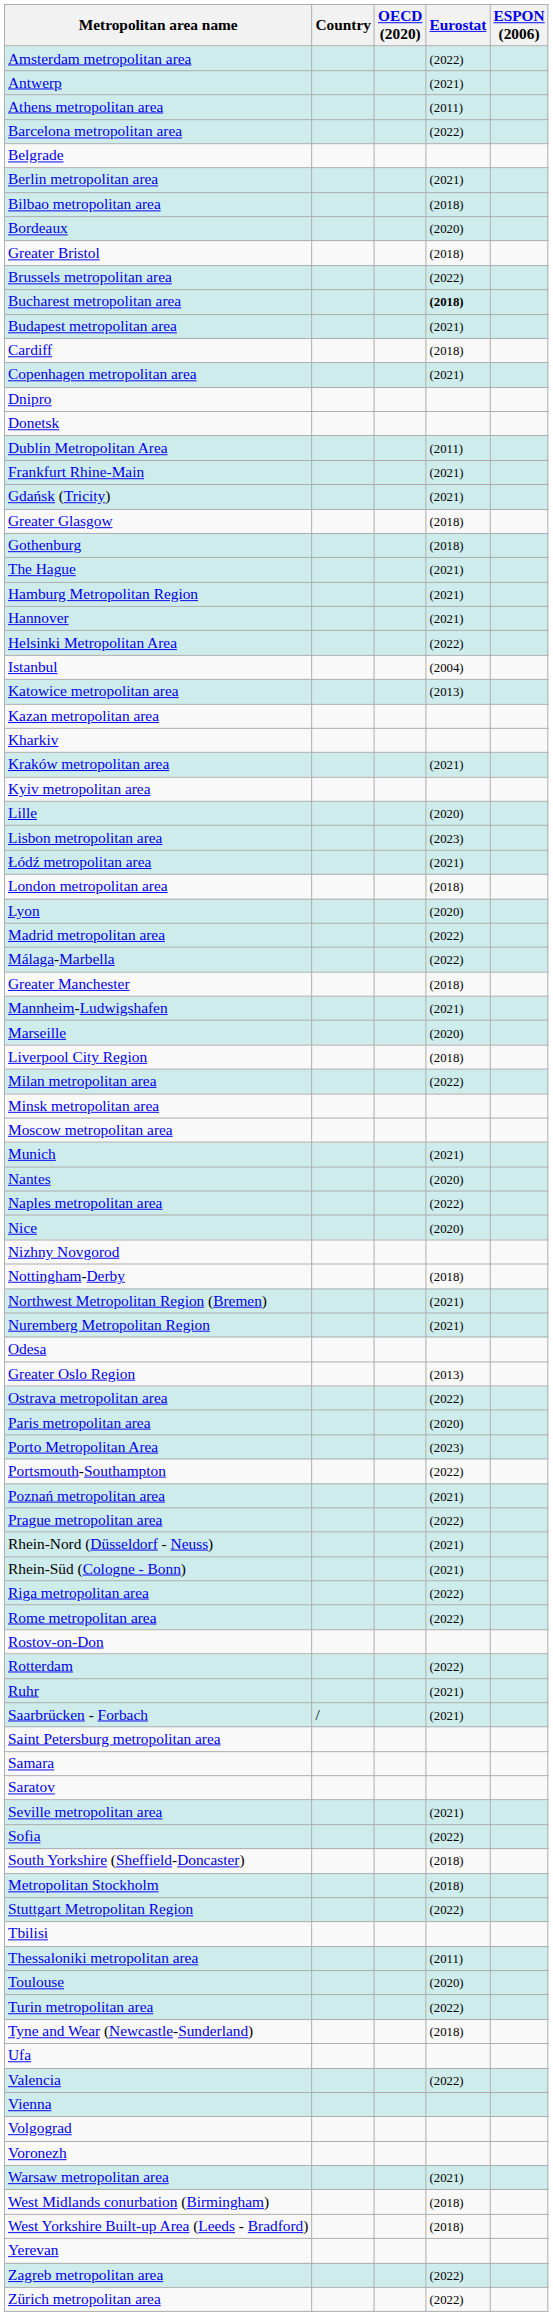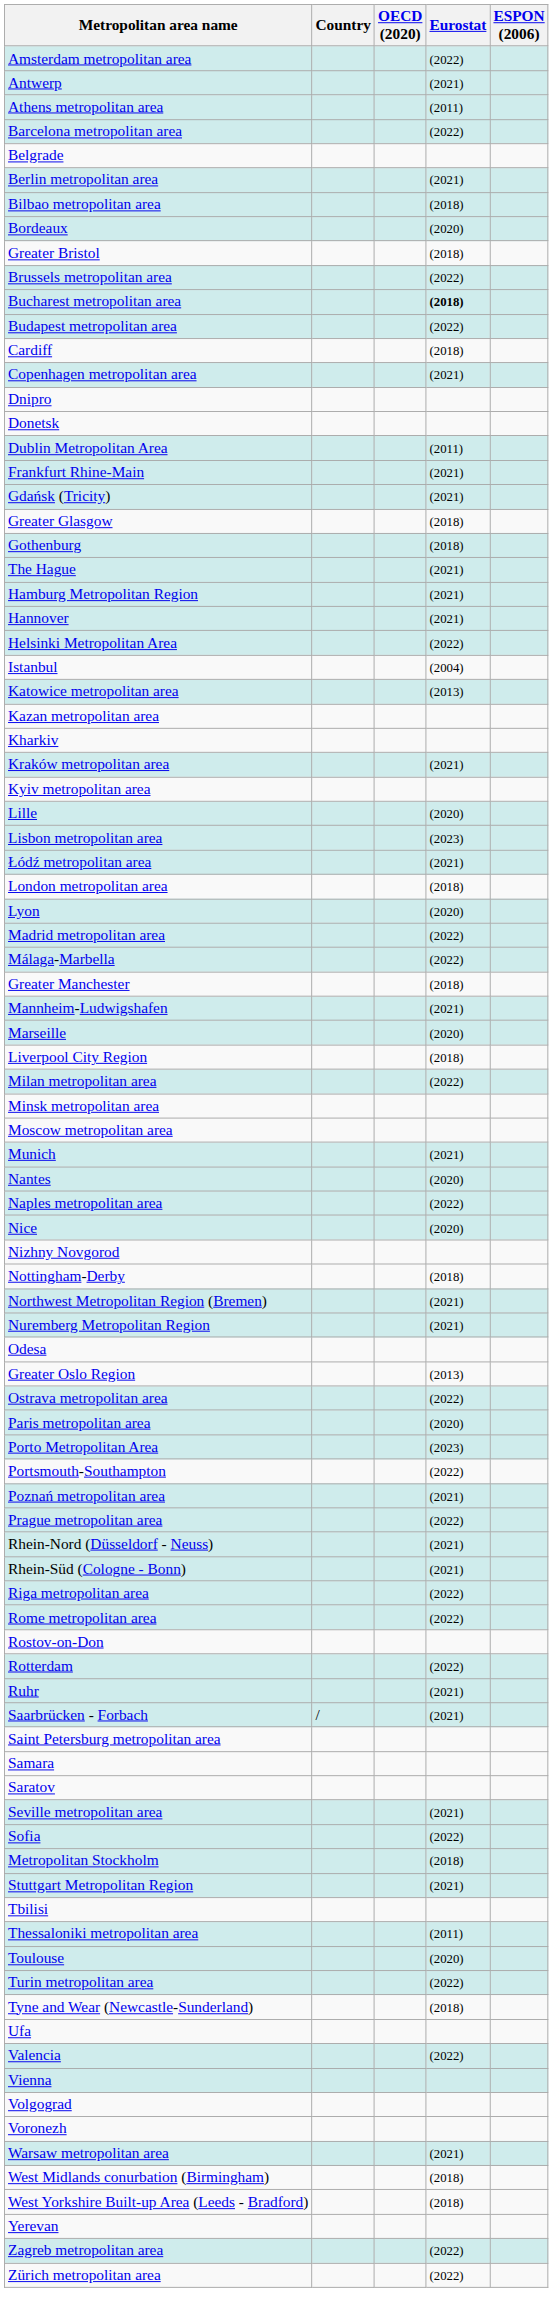(447, 327) (2021) -> (447, 327) (2022)
- row: (126, 1860)
(447, 1910) (2022) -> (447, 1886) (2021)
